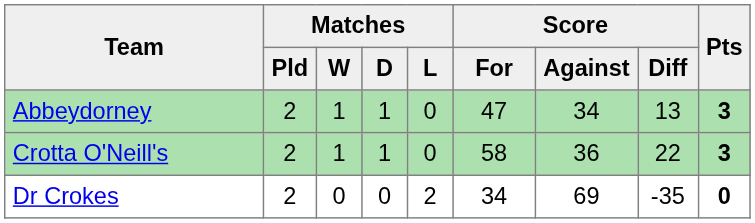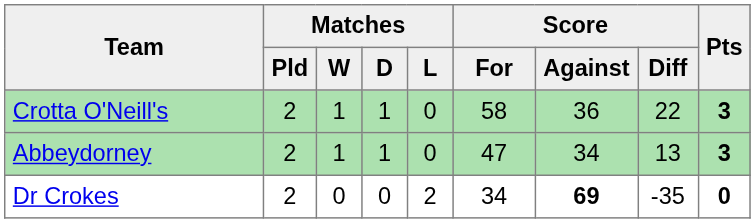rows swapped: (91, 153) <-> (82, 111)
(586, 196) normal -> (586, 196) bold
